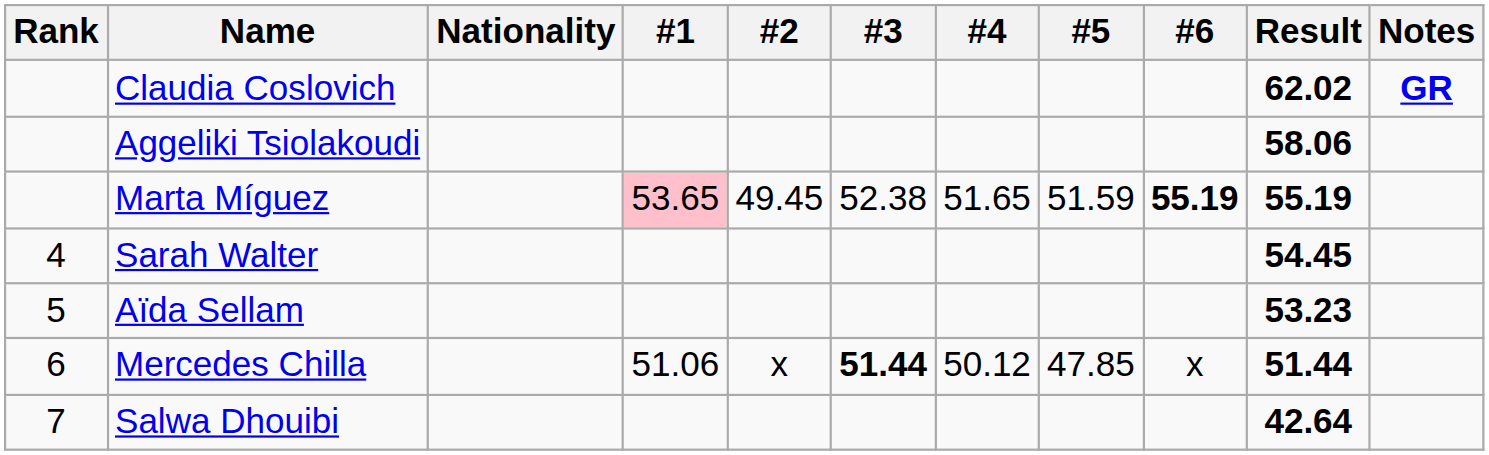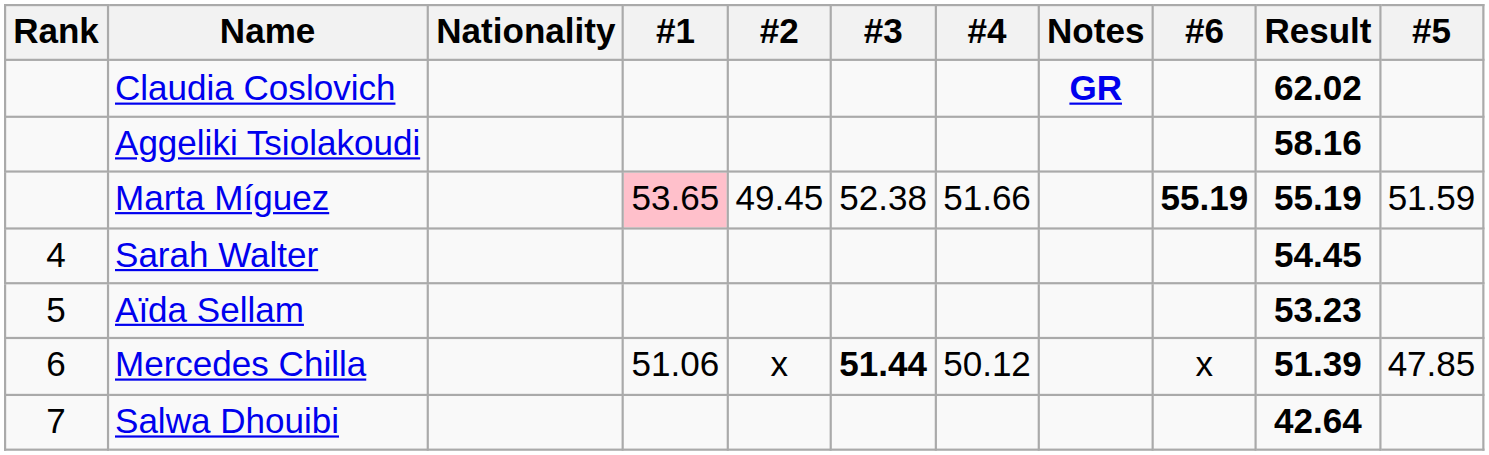columns swapped: (1091, 32) <-> (1427, 32)
(1308, 143) 58.06 -> (1318, 143) 58.16
(987, 198) 51.65 -> (987, 198) 51.66
(1308, 365) 51.44 -> (1318, 365) 51.39
